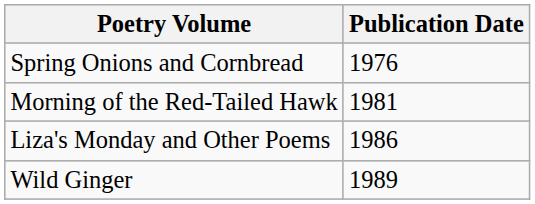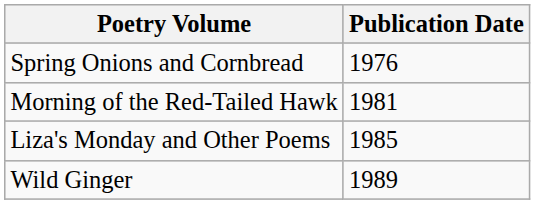(373, 140) 1986 -> (373, 140) 1985
